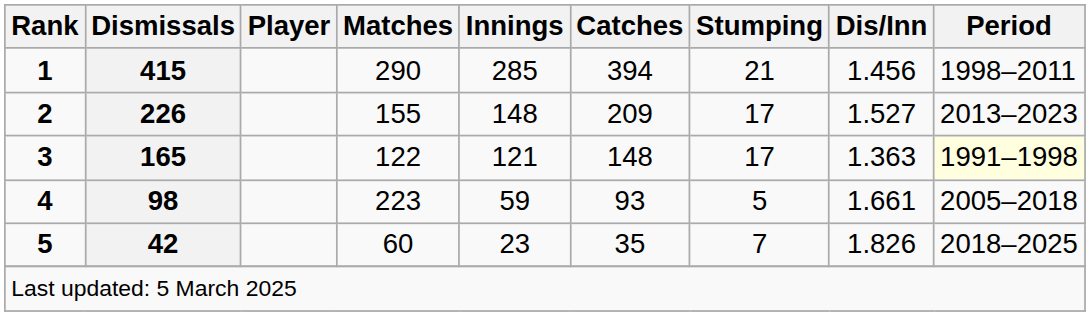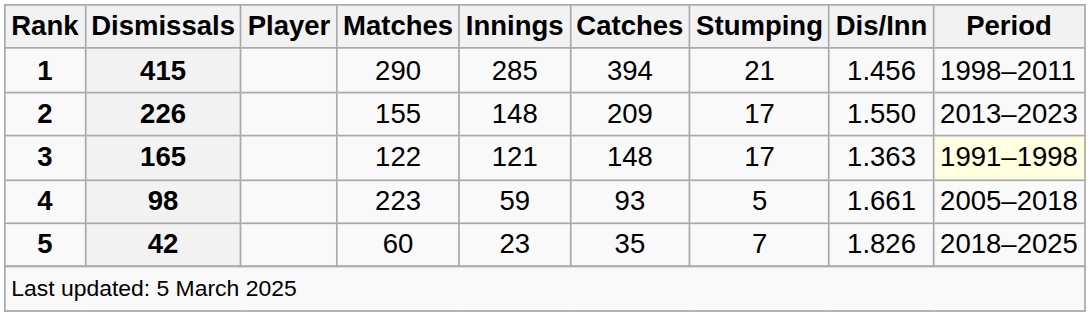(882, 113) 1.527 -> (882, 113) 1.550
